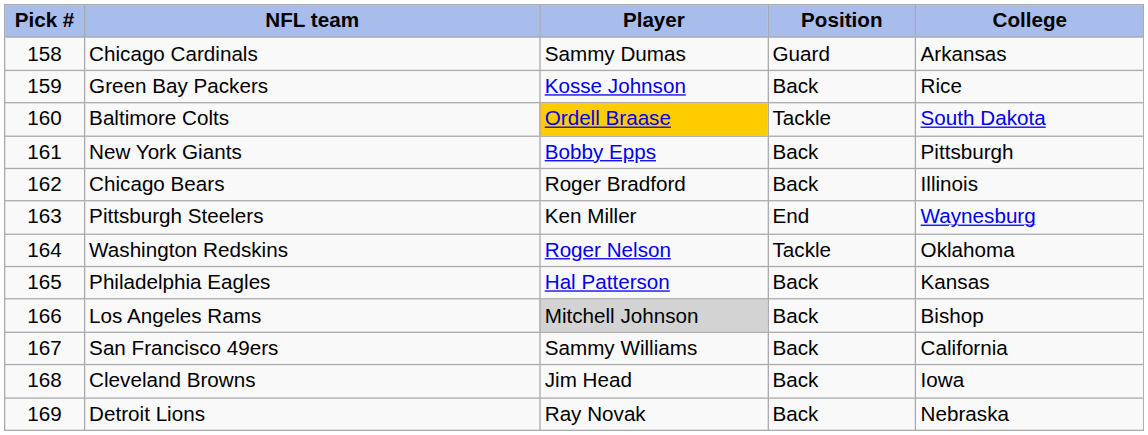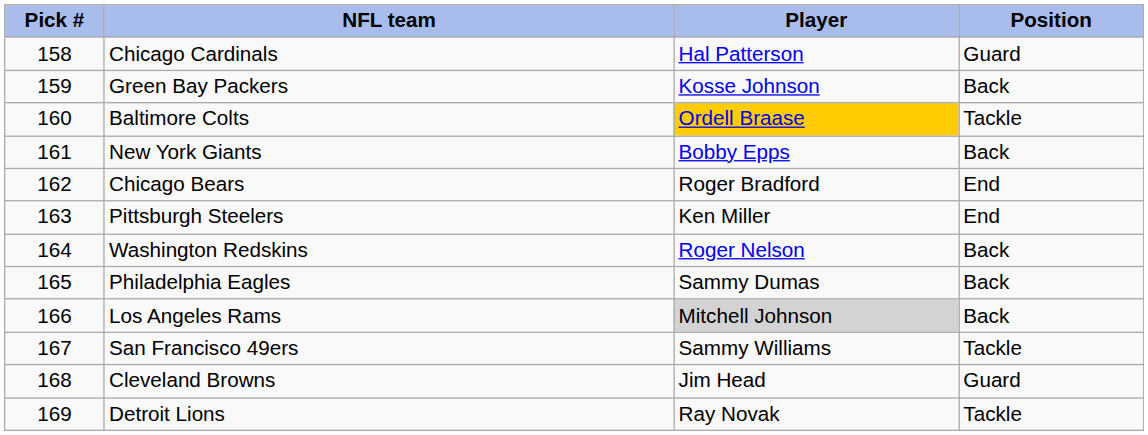- column: (1030, 20)
(615, 53) Sammy Dumas -> (741, 53) Hal Patterson
(795, 184) Back -> (982, 184) End
(802, 250) Tackle -> (986, 250) Back
(607, 282) Hal Patterson -> (749, 282) Sammy Dumas
(795, 348) Back -> (993, 348) Tackle
(795, 380) Back -> (992, 380) Guard
(795, 413) Back -> (993, 413) Tackle
